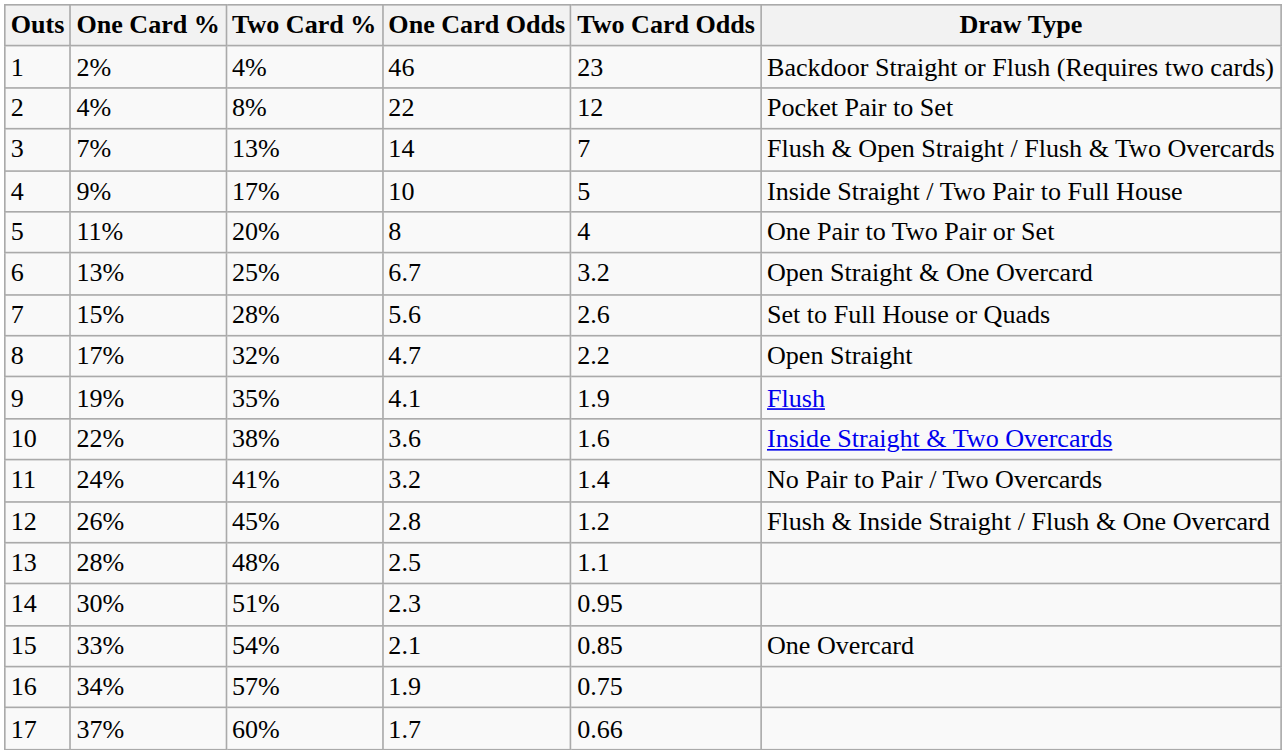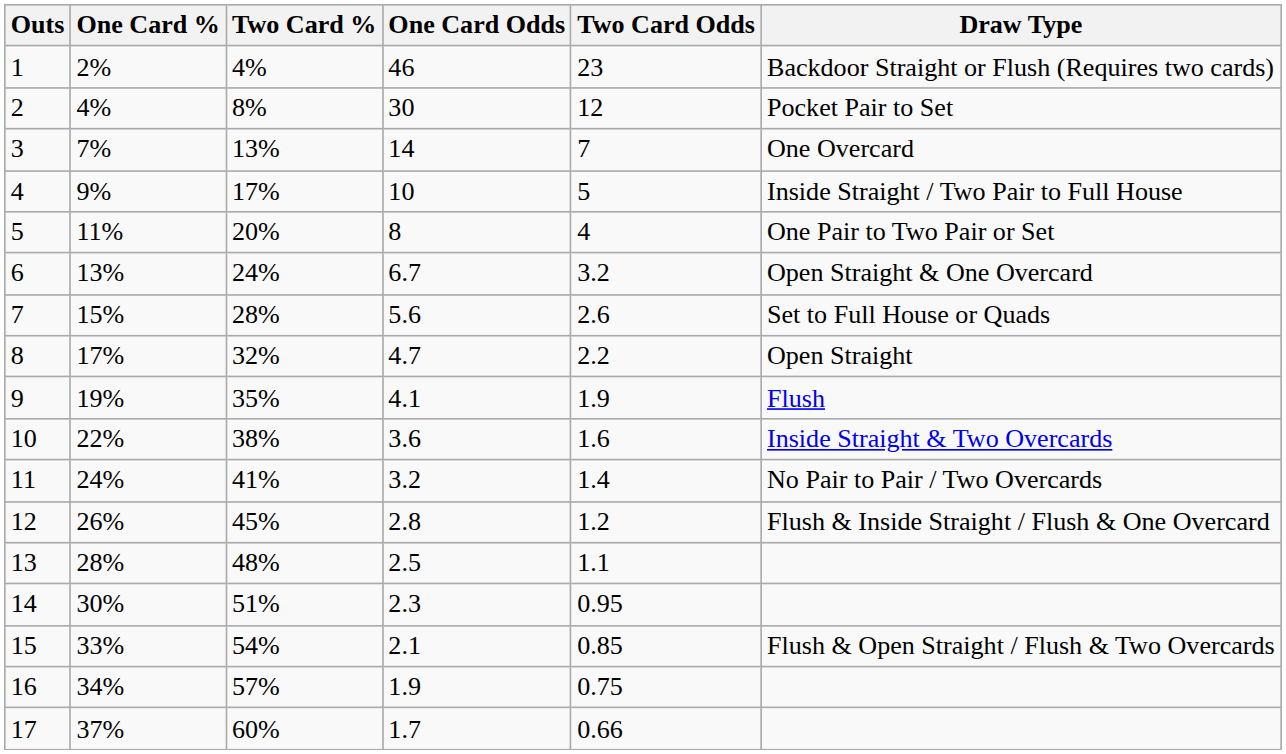(401, 107) 22 -> (401, 107) 30
(1021, 149) Flush & Open Straight / Flush & Two Overcards -> (840, 149) One Overcard
(256, 273) 25% -> (256, 273) 24%
(840, 645) One Overcard -> (1021, 645) Flush & Open Straight / Flush & Two Overcards
